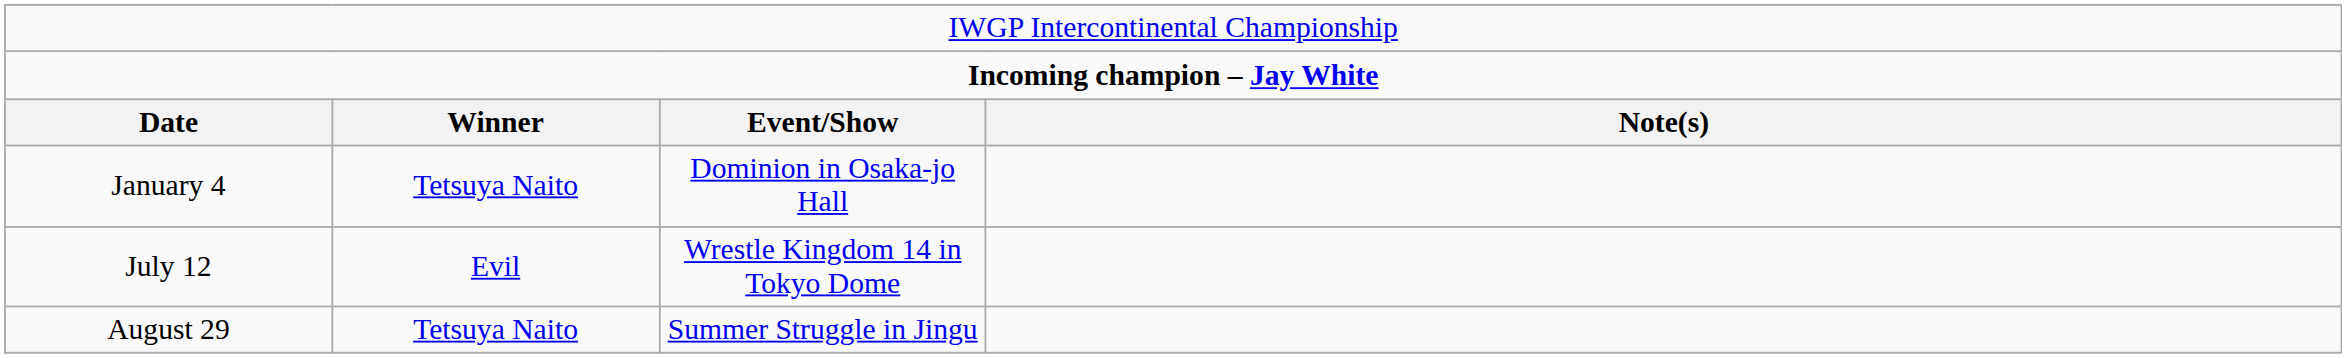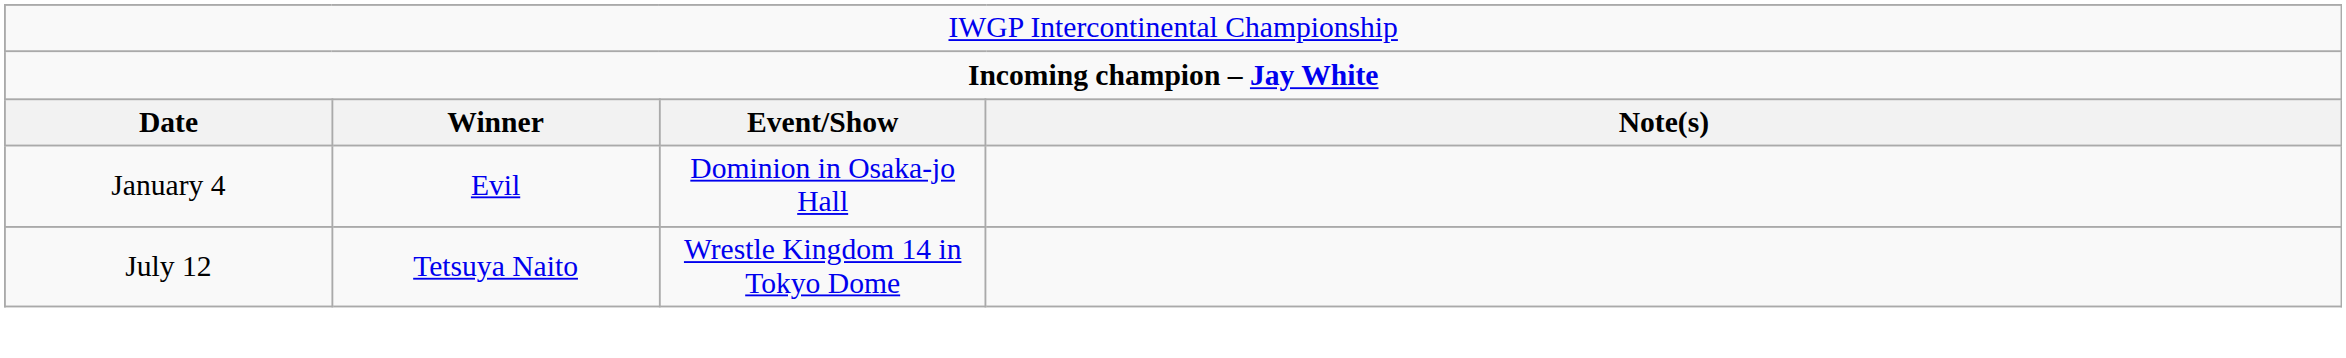(496, 185) Tetsuya Naito -> (496, 185) Evil
(496, 265) Evil -> (496, 265) Tetsuya Naito
- row: (168, 329)
